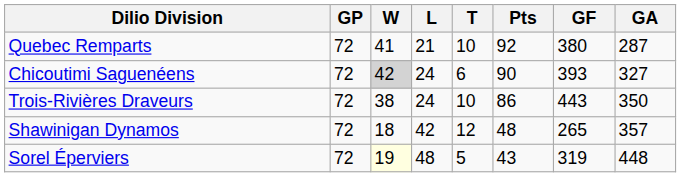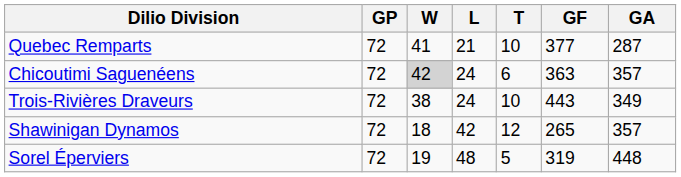- column: (523, 18)
(572, 46) 380 -> (560, 46) 377
(572, 74) 393 -> (560, 74) 363
(633, 74) 327 -> (627, 74) 357
(633, 102) 350 -> (627, 102) 349
(384, 158) lightyellow background -> (421, 158) no background
